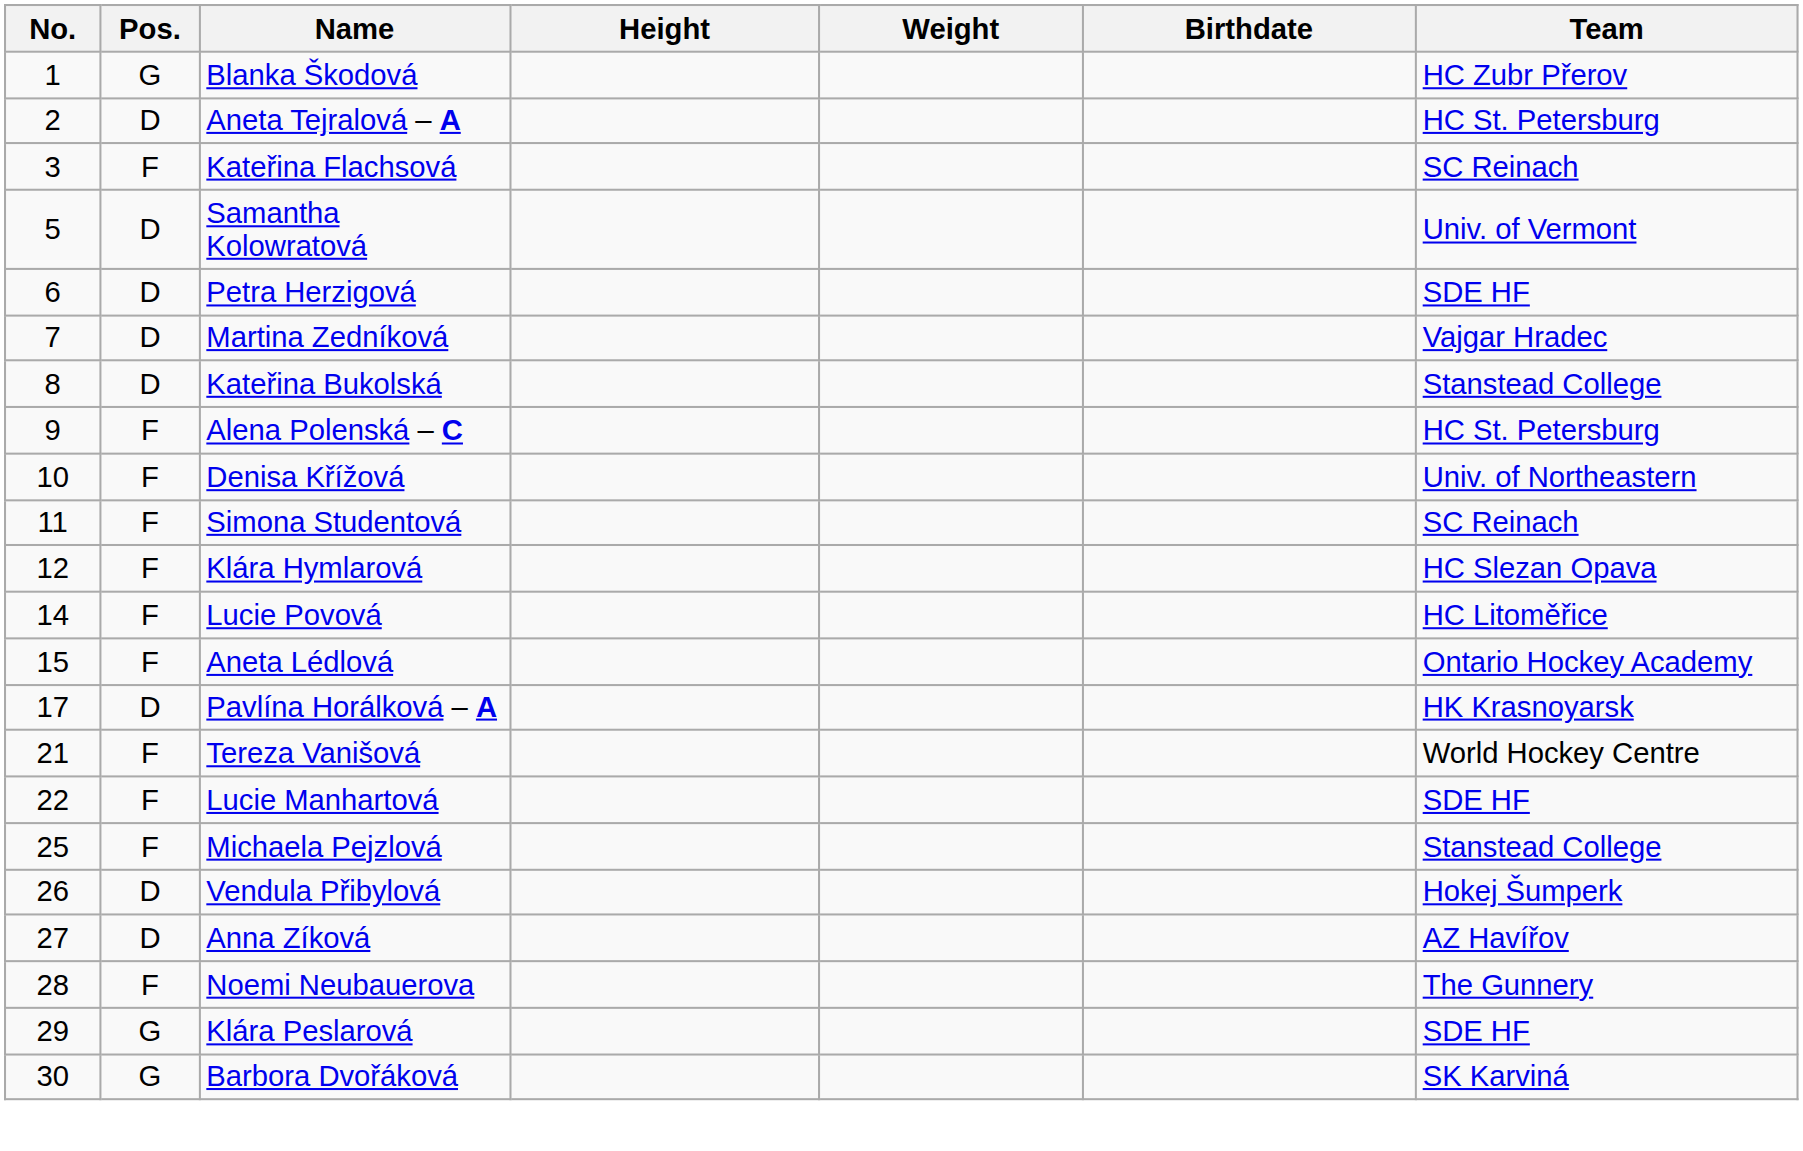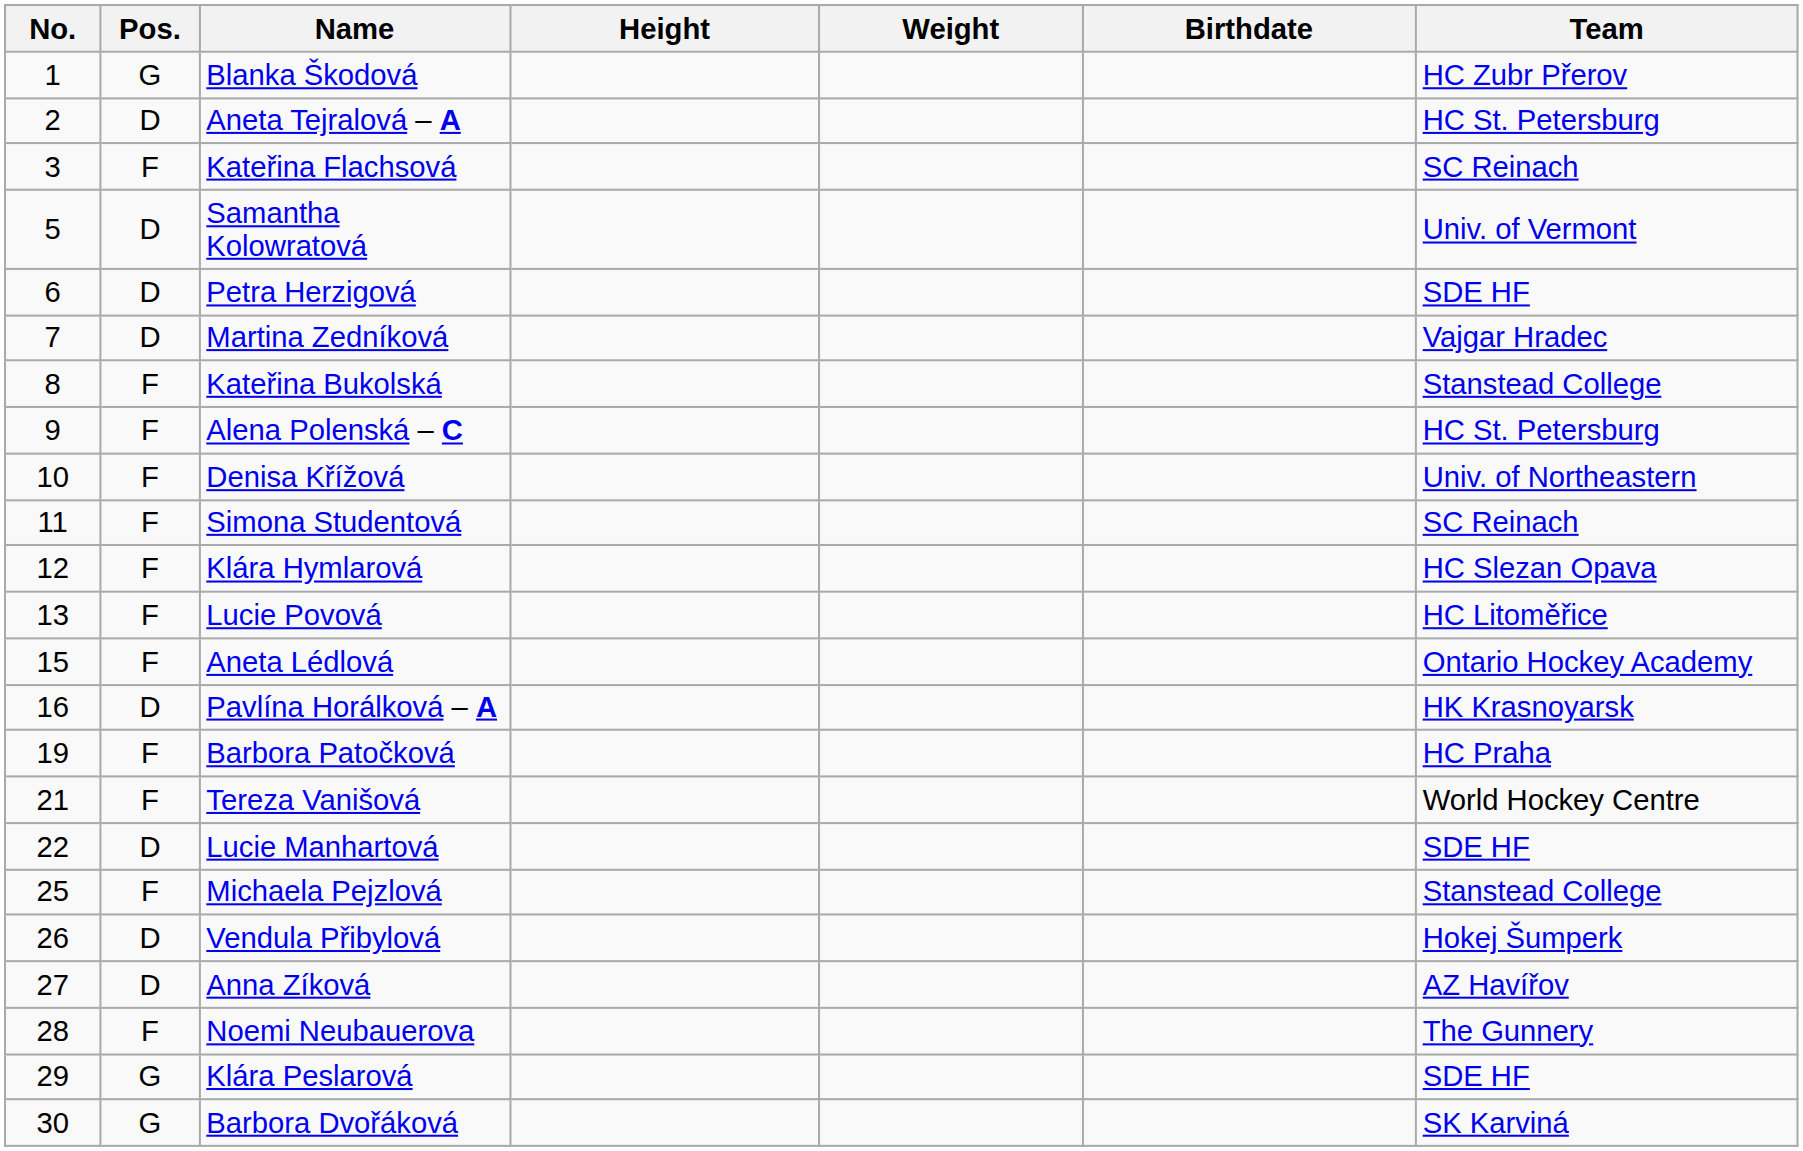(150, 384) D -> (150, 384) F
(53, 615) 14 -> (53, 615) 13
(53, 708) 17 -> (53, 708) 16
+ row: (331, 754)
(150, 800) F -> (150, 846) D
